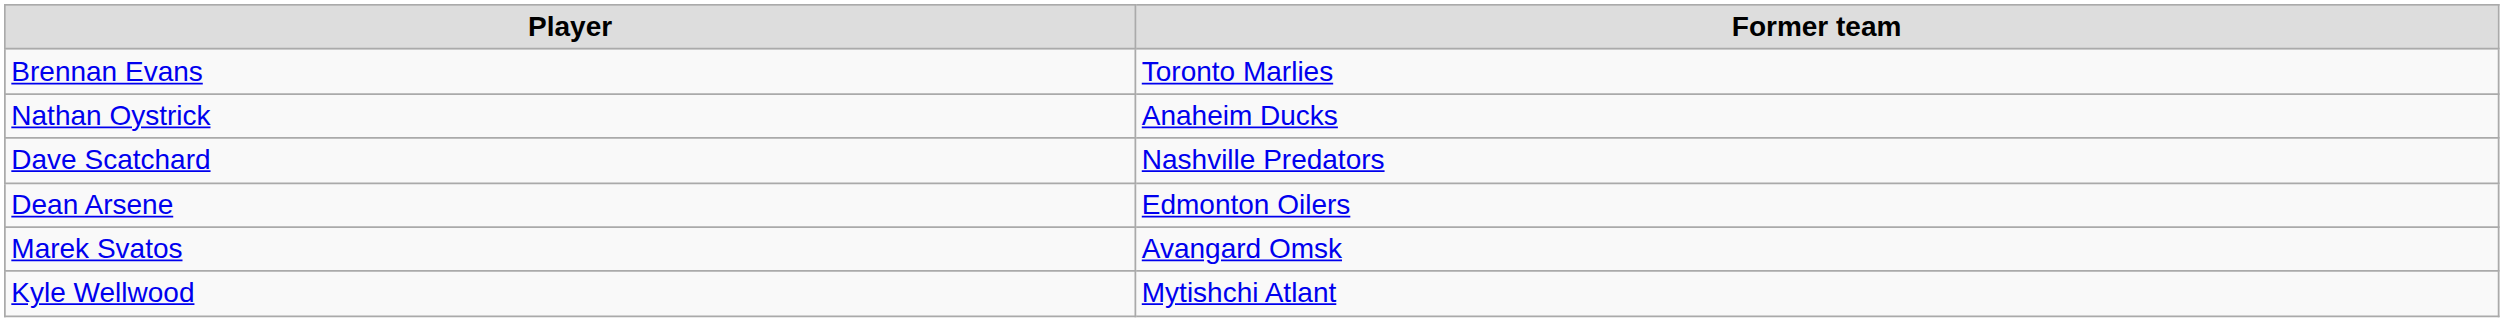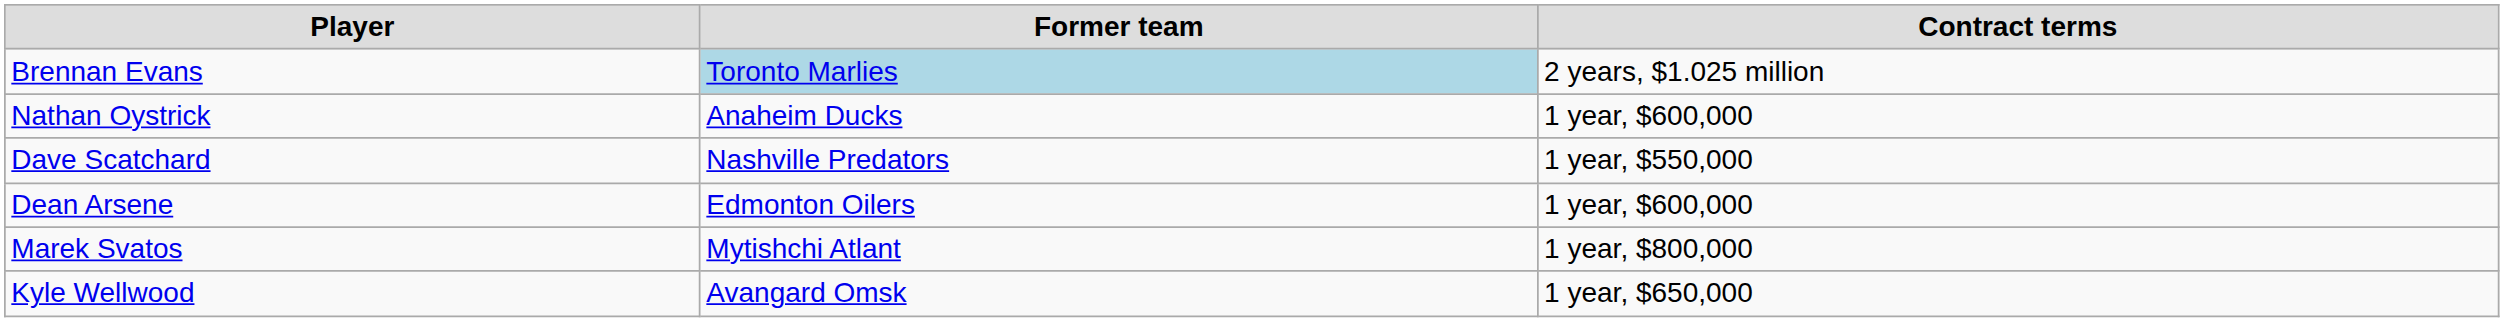+ column: (2018, 26)
(1237, 71) no background -> (802, 71) lightblue background
(1242, 248) Avangard Omsk -> (804, 248) Mytishchi Atlant
(1239, 293) Mytishchi Atlant -> (806, 293) Avangard Omsk
